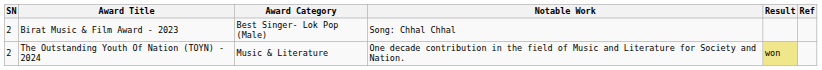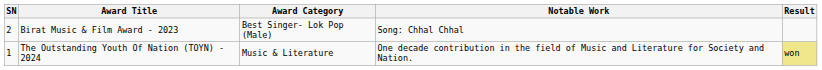- column: (807, 11)
(9, 53) 2 -> (9, 53) 1
